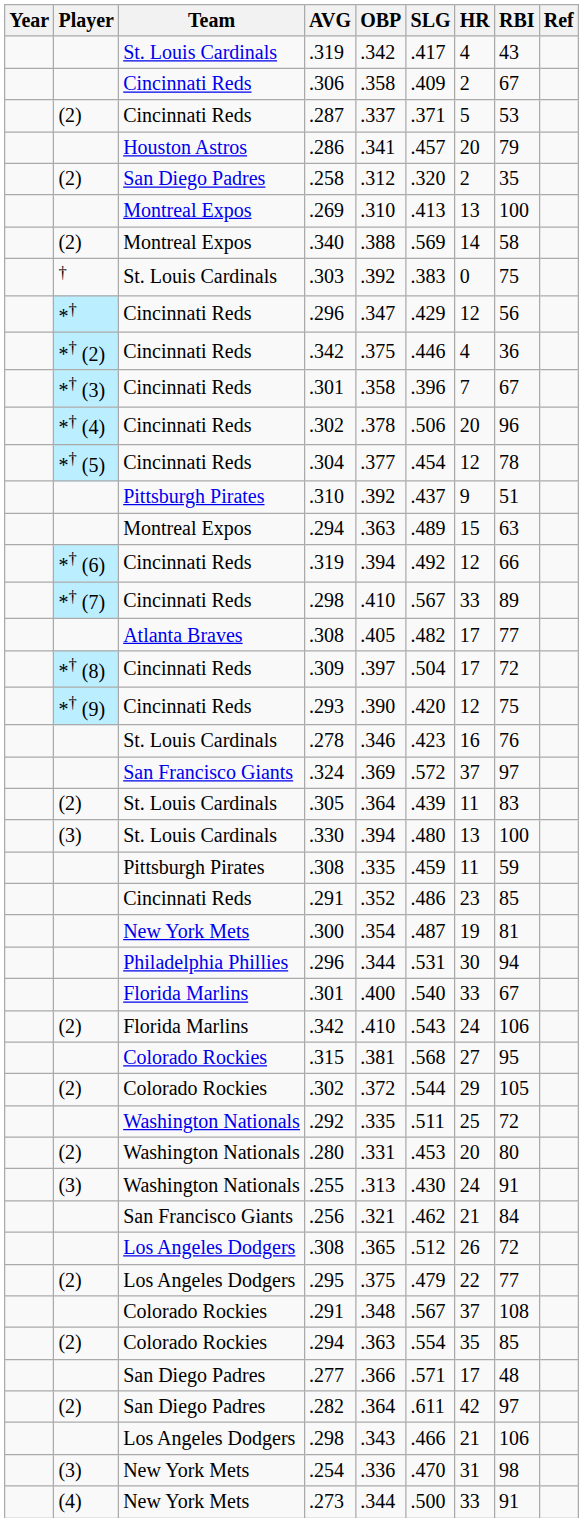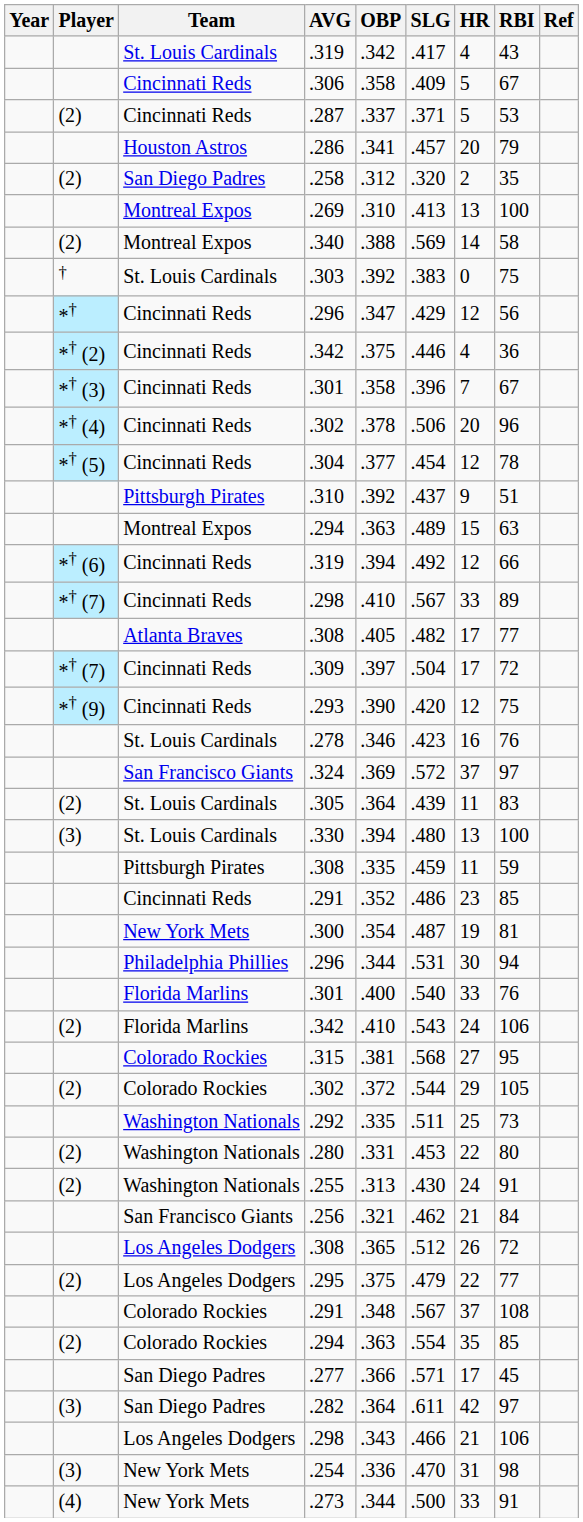(465, 83) 2 -> (465, 83) 5
(82, 669) *† (8) -> (82, 669) *† (7)
(509, 994) 67 -> (509, 994) 76
(509, 1121) 72 -> (509, 1121) 73
(470, 1152) 20 -> (470, 1152) 22
(70, 1184) (3) -> (70, 1184) (2)
(509, 1374) 48 -> (509, 1374) 45
(70, 1406) (2) -> (70, 1406) (3)
